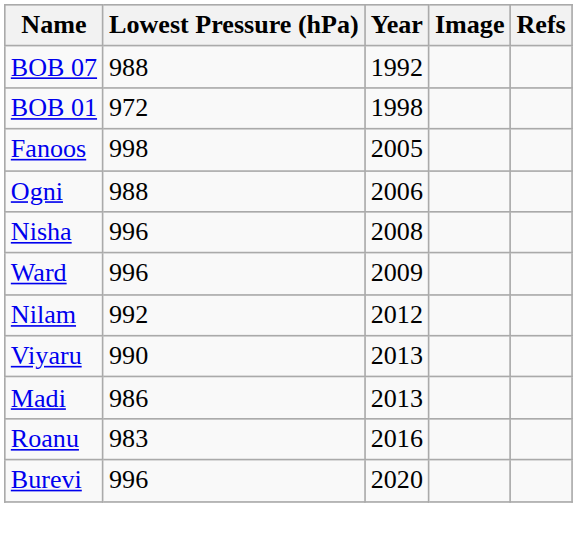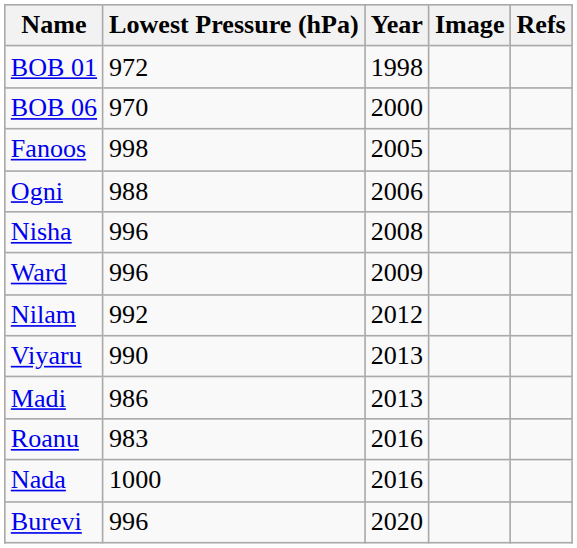- row: (54, 66)
+ row: (54, 107)
+ row: (38, 480)
